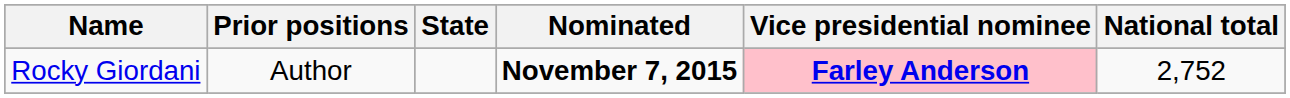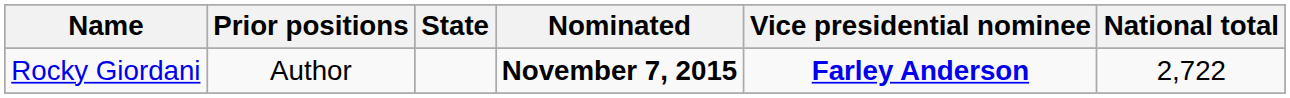(920, 70) pink background -> (920, 70) no background
(1191, 70) 2,752 -> (1191, 70) 2,722
